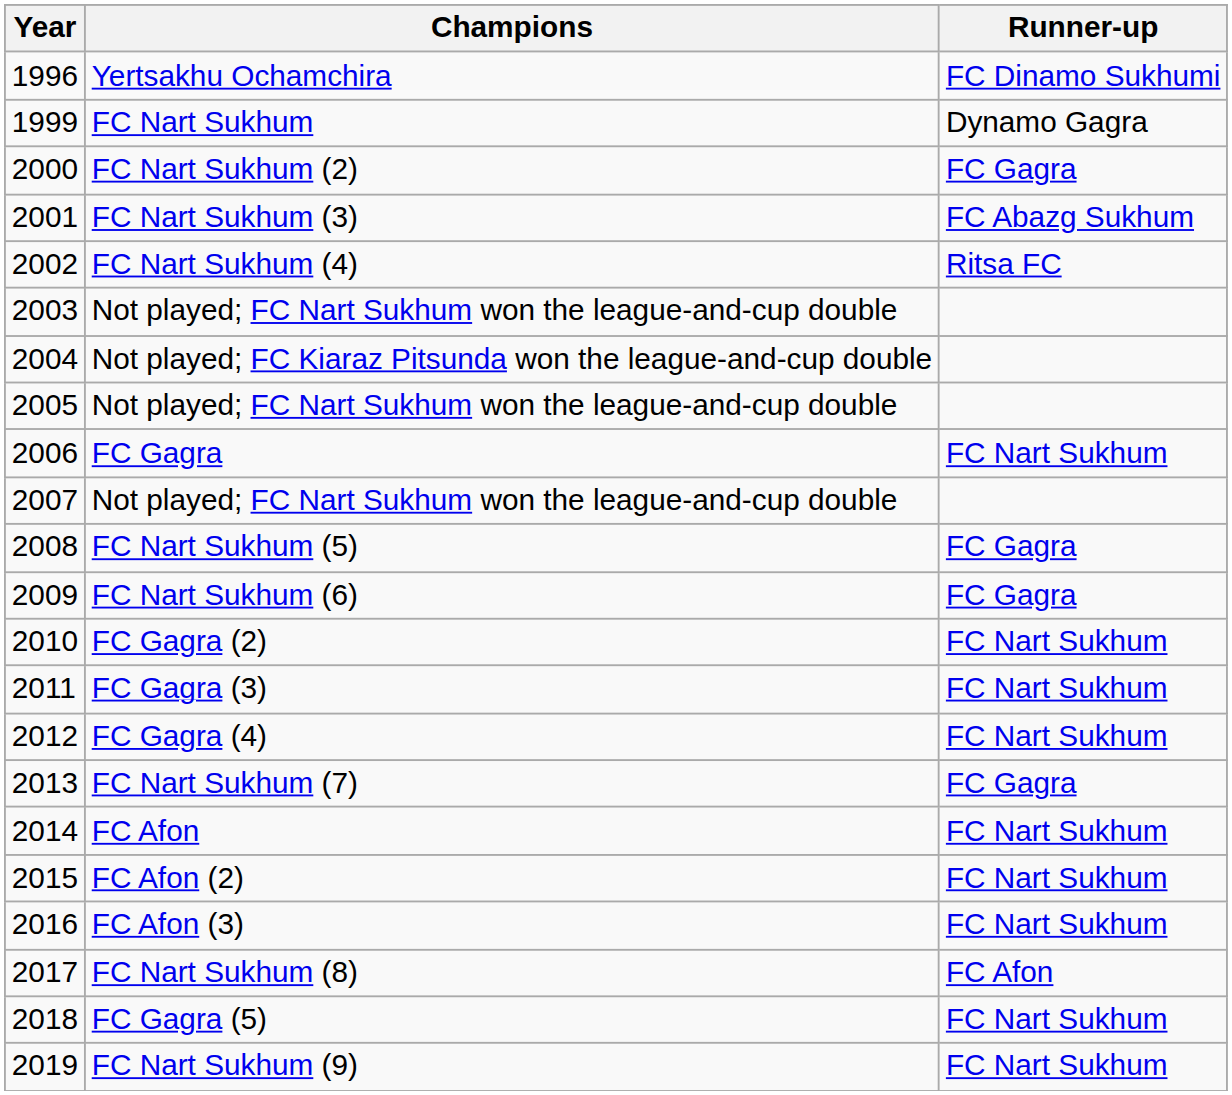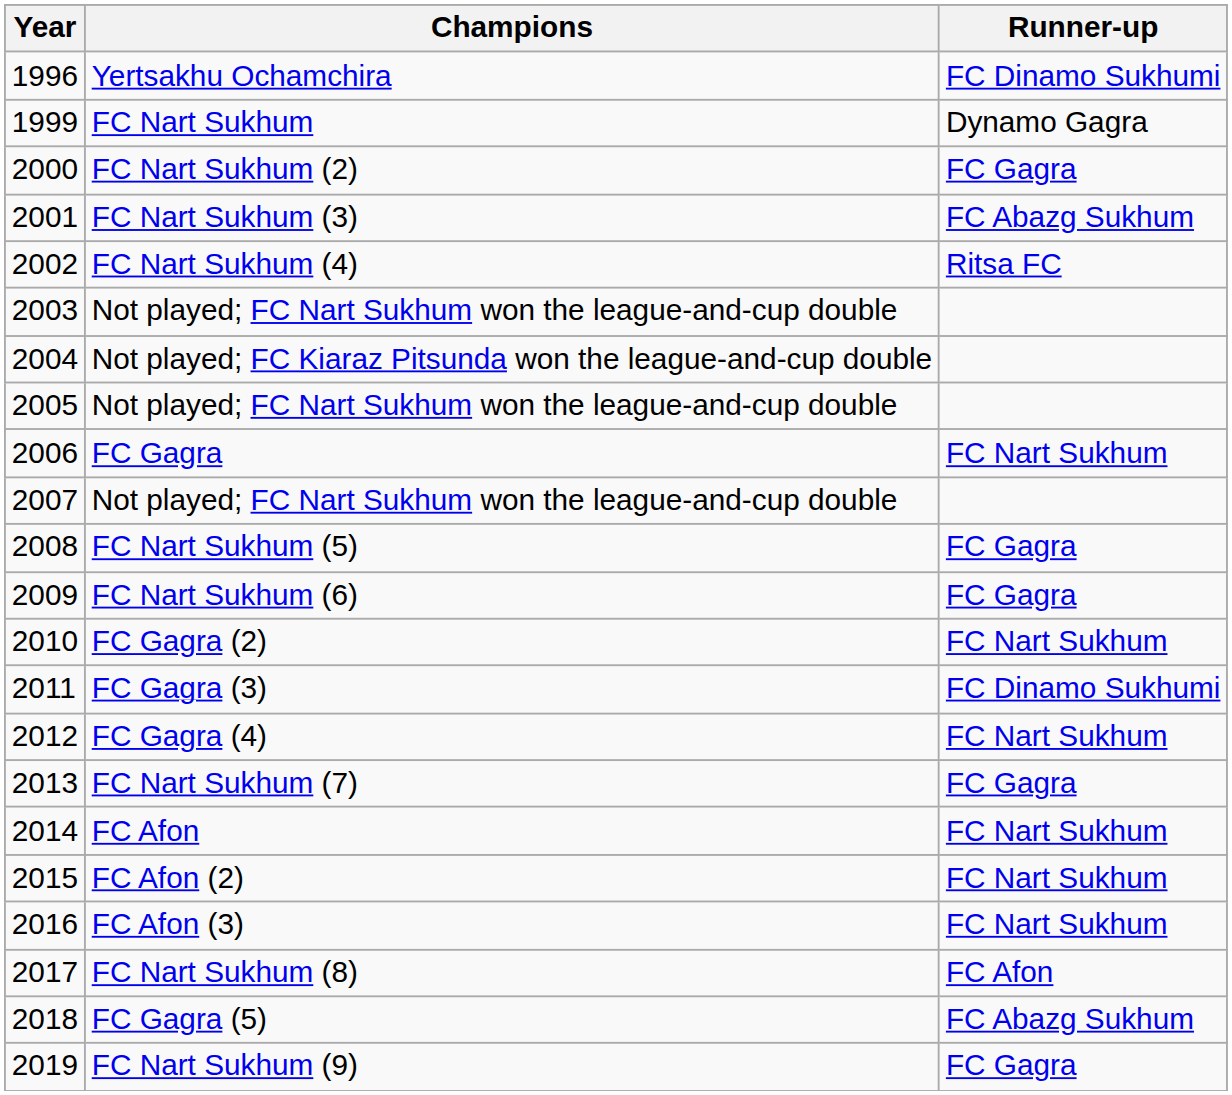(1057, 688) FC Nart Sukhum -> (1083, 688) FC Dinamo Sukhumi
(1057, 1019) FC Nart Sukhum -> (1070, 1019) FC Abazg Sukhum
(1057, 1066) FC Nart Sukhum -> (1011, 1066) FC Gagra
